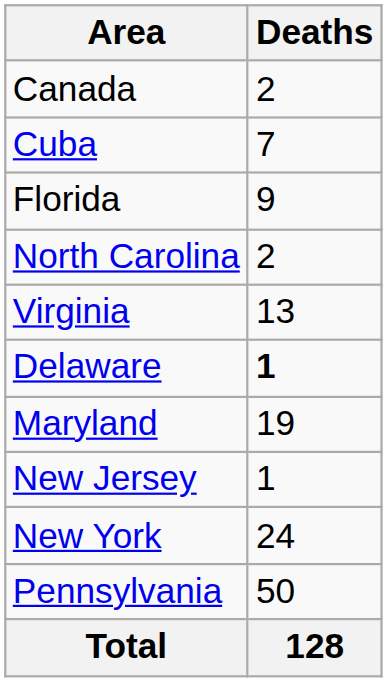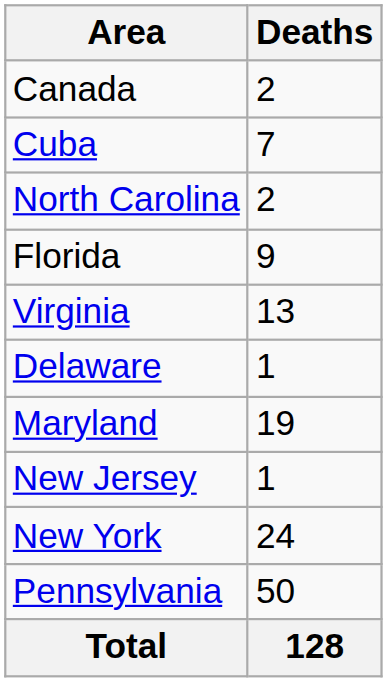rows swapped: (67, 200) <-> (126, 255)
(266, 367) bold -> (266, 367) normal
